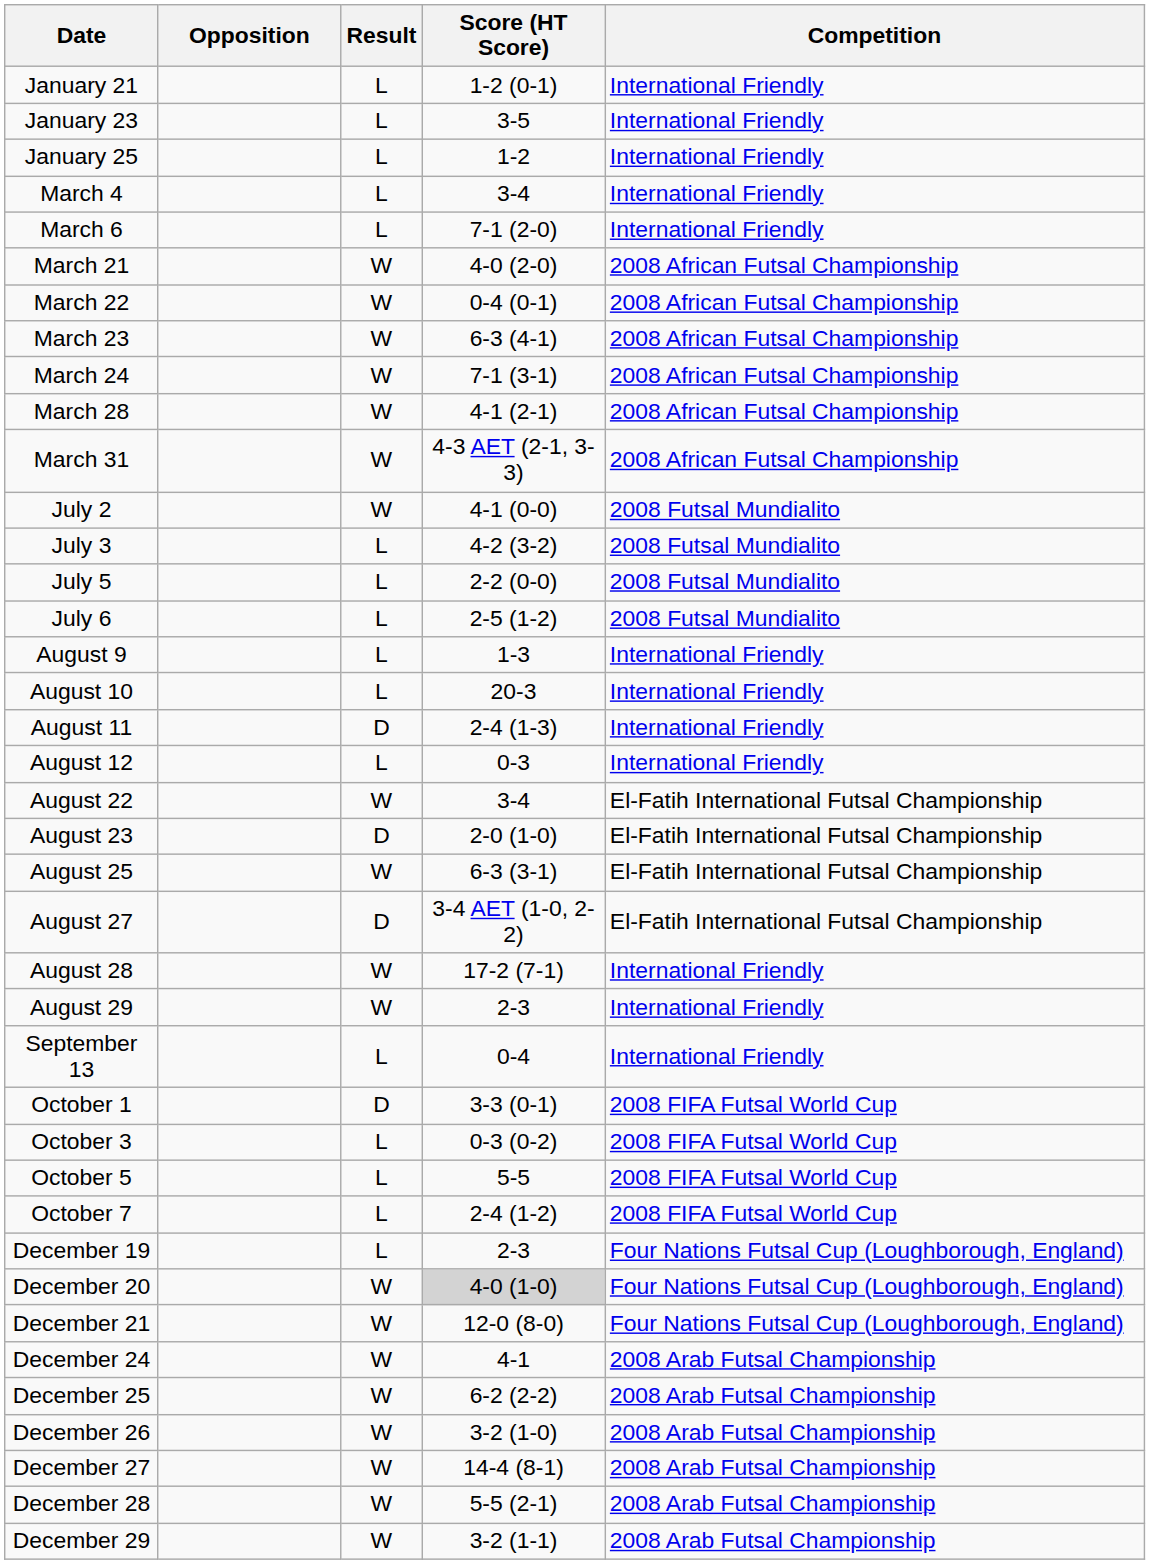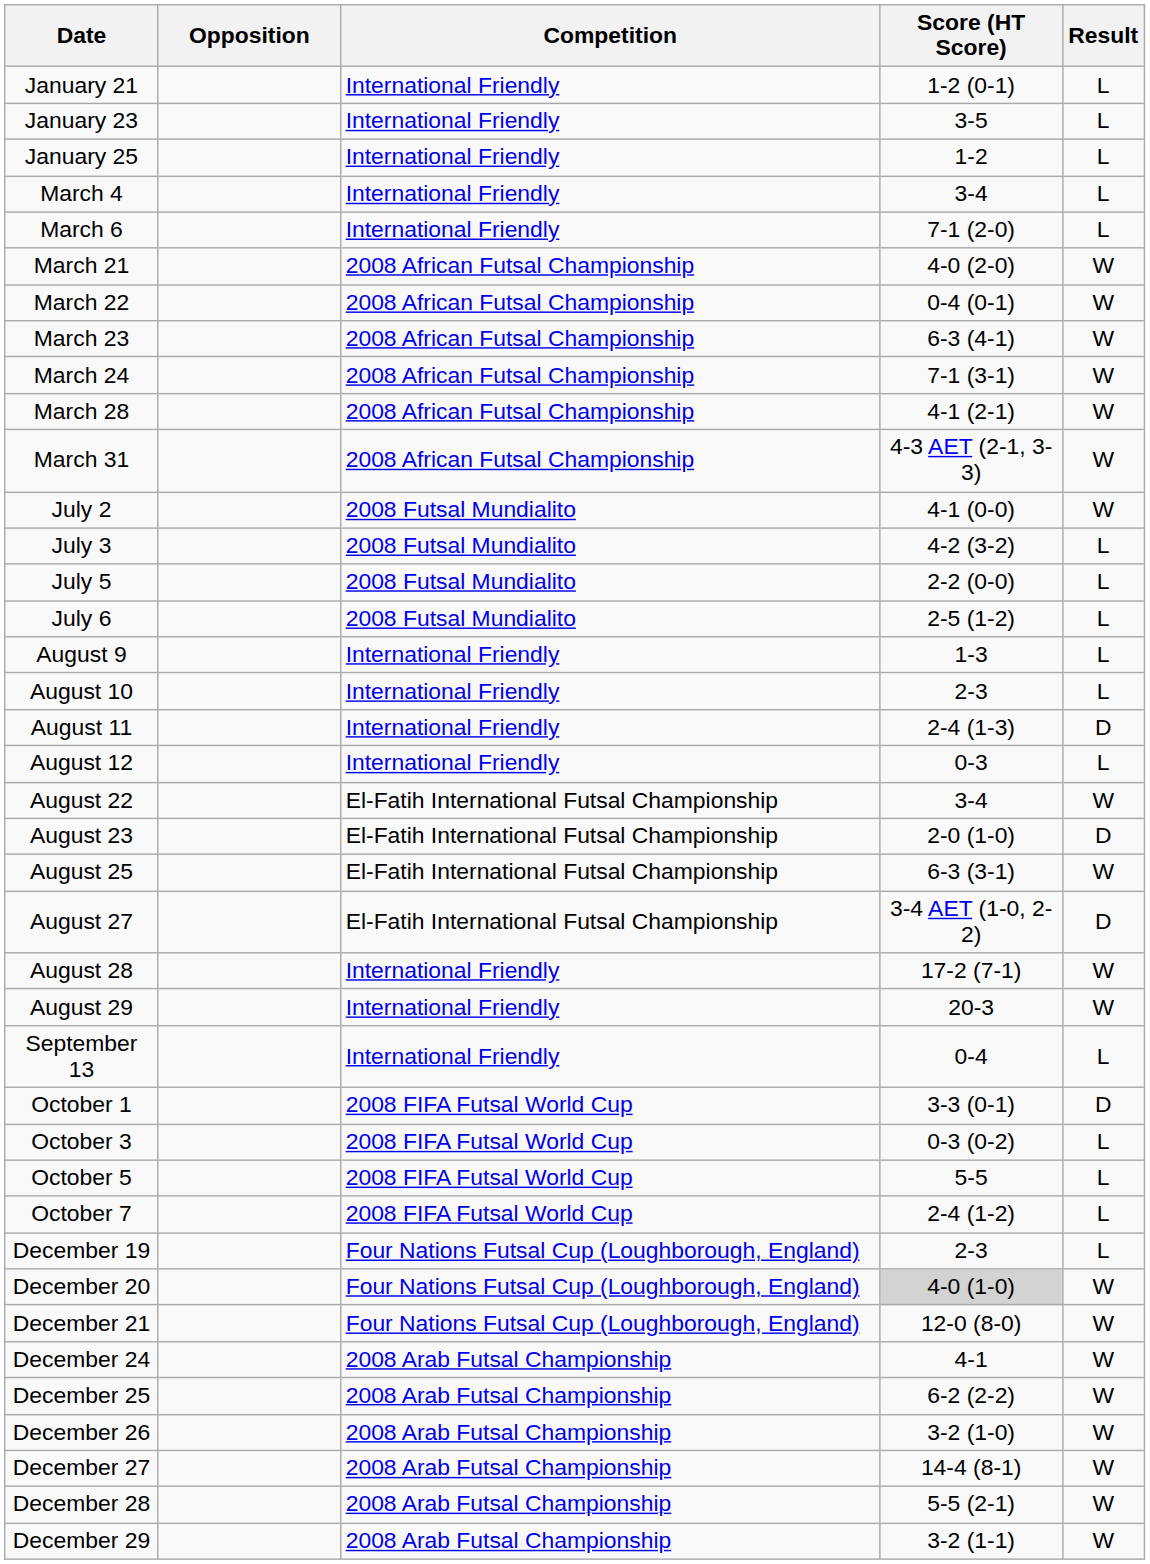columns swapped: (381, 35) <-> (874, 35)
(514, 690) 20-3 -> (971, 690) 2-3
(514, 1007) 2-3 -> (971, 1007) 20-3
